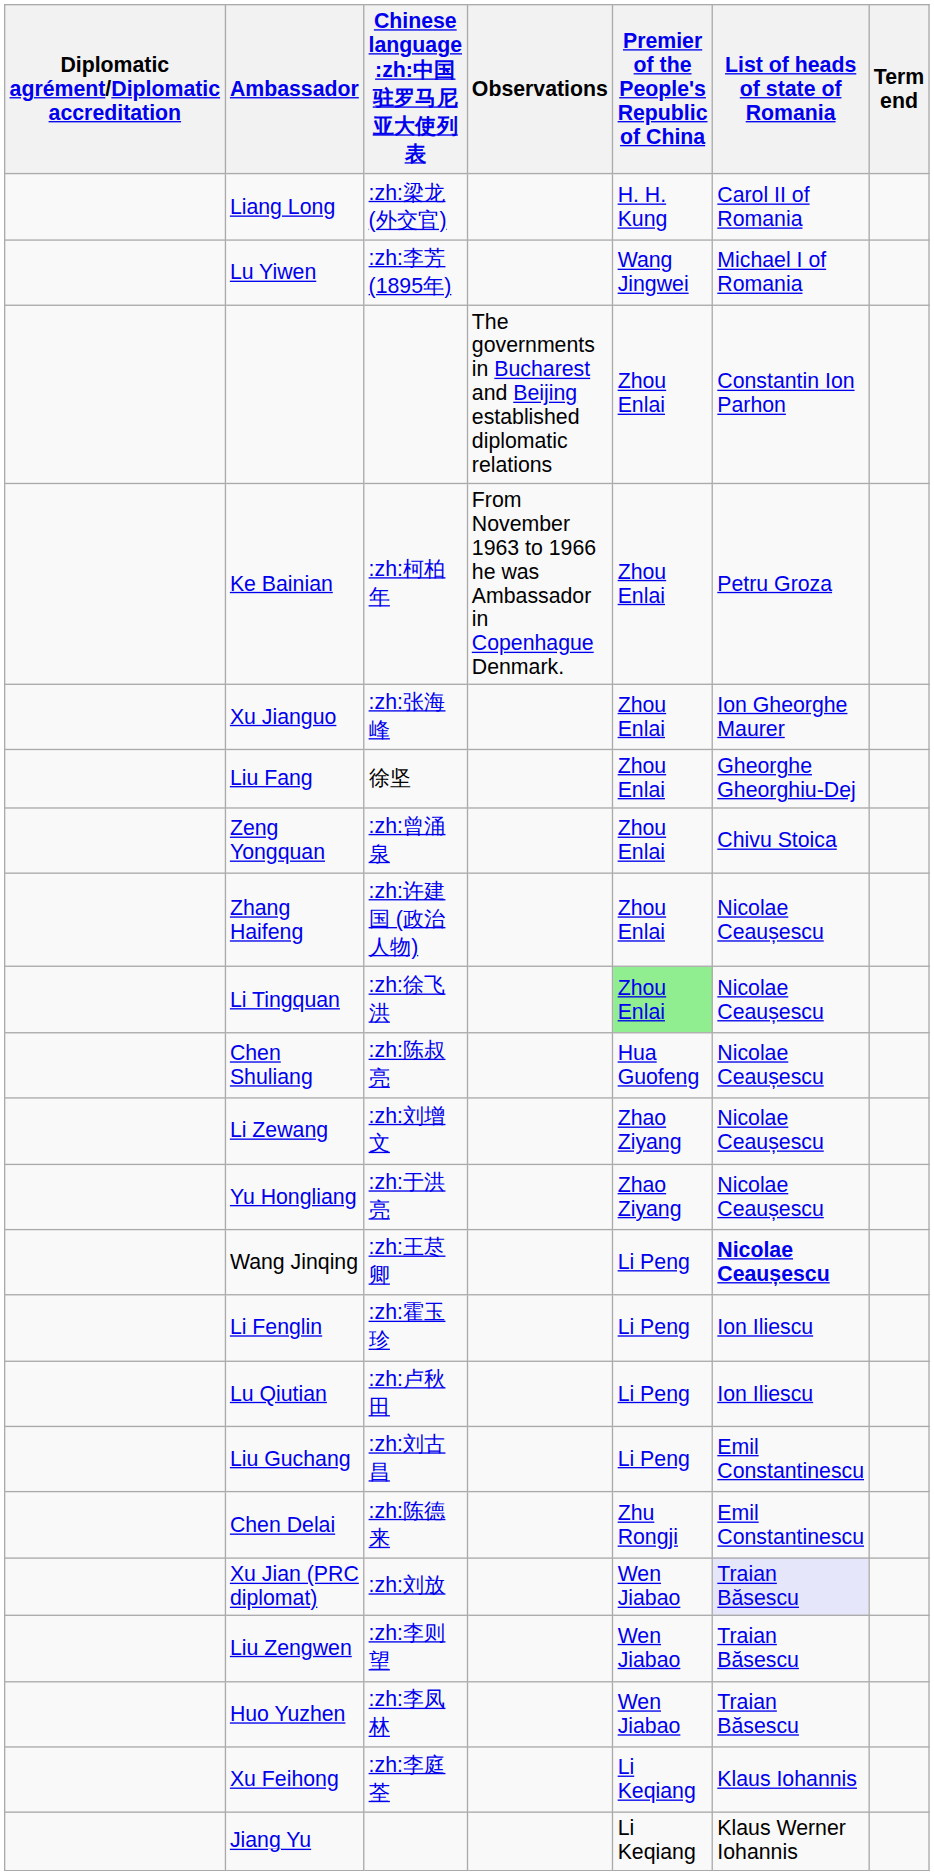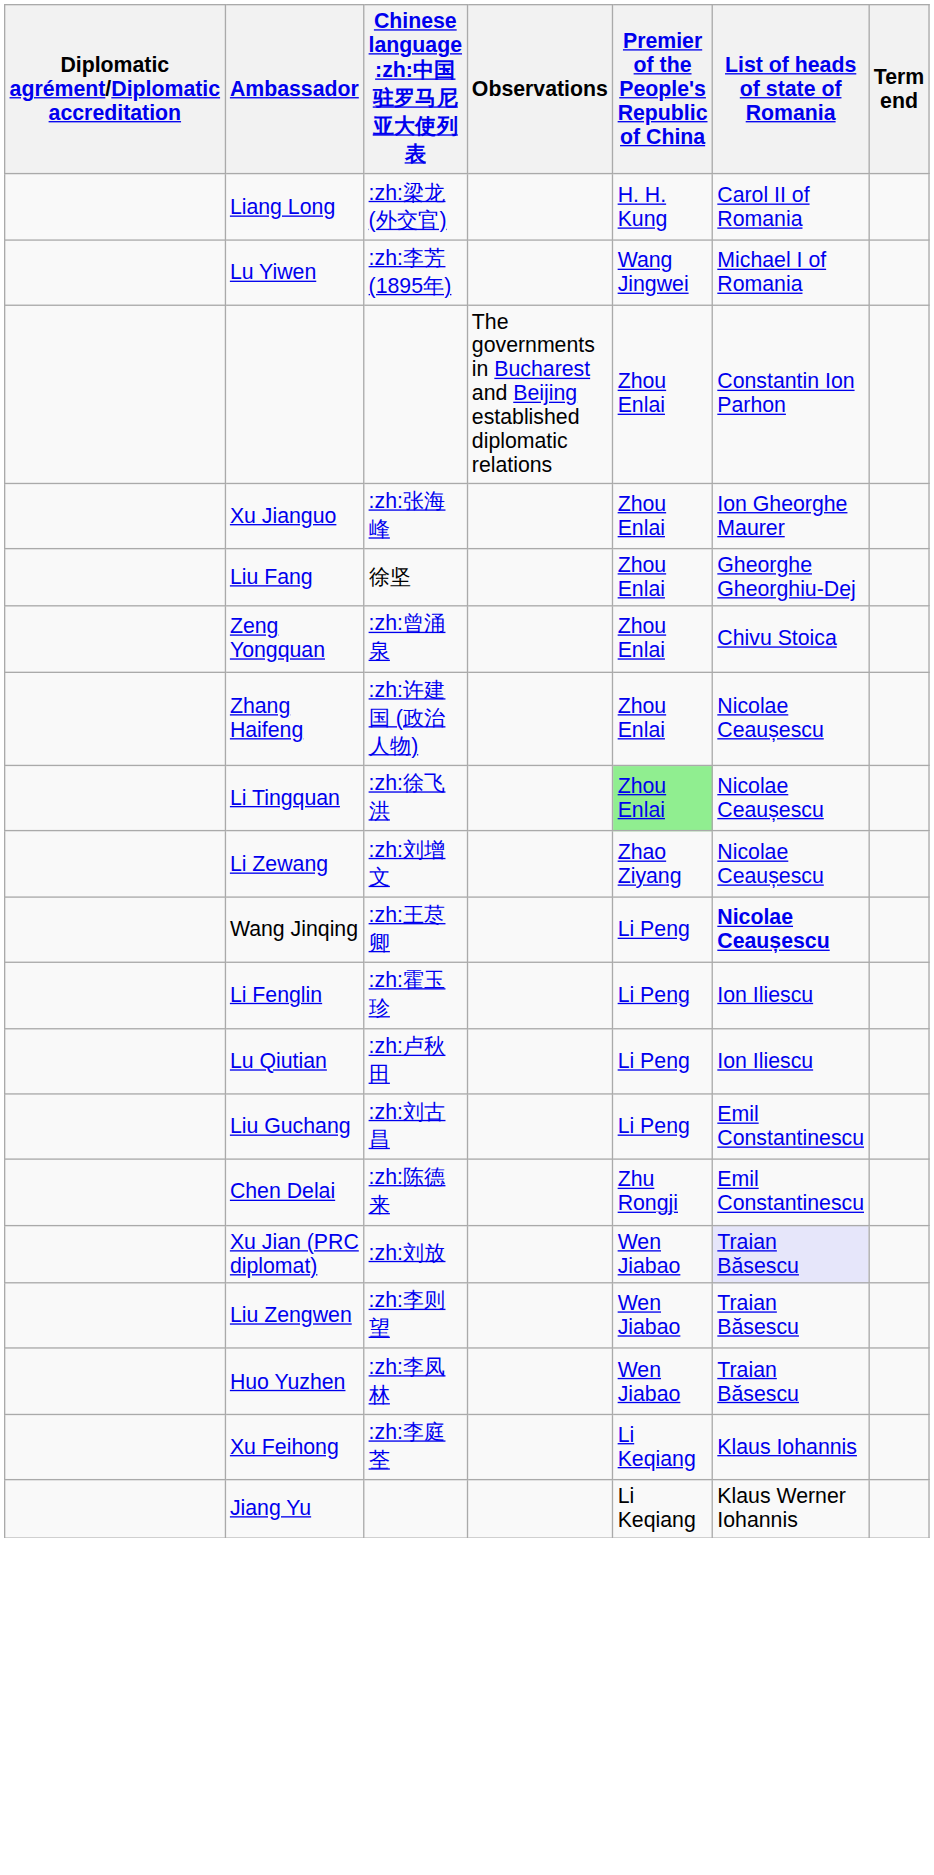- row: (281, 583)
- row: (271, 1065)
- row: (293, 1196)
